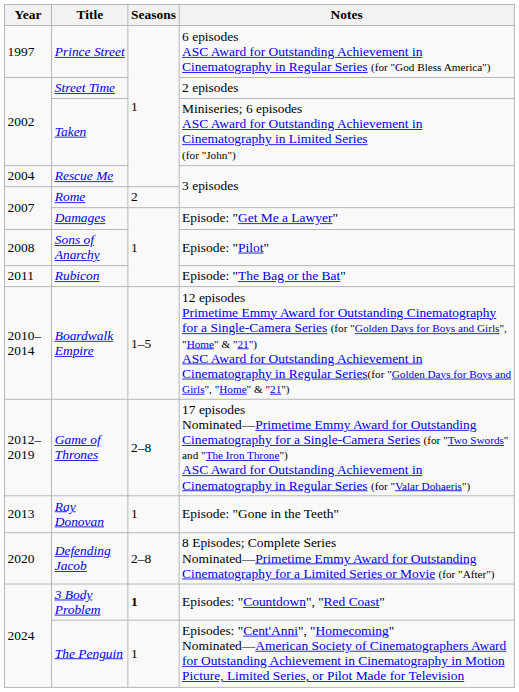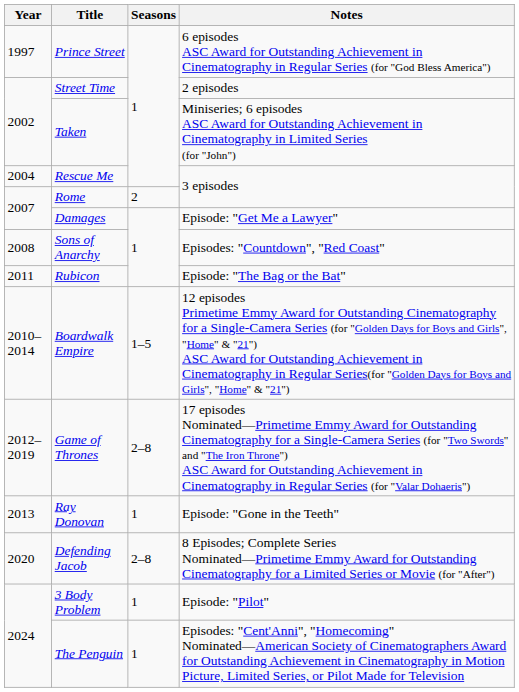(225, 247) Episode: "Pilot" -> (283, 247) Episodes: "Countdown", "Red Coast"
(134, 602) bold -> (134, 602) normal
(283, 602) Episodes: "Countdown", "Red Coast" -> (225, 602) Episode: "Pilot"
